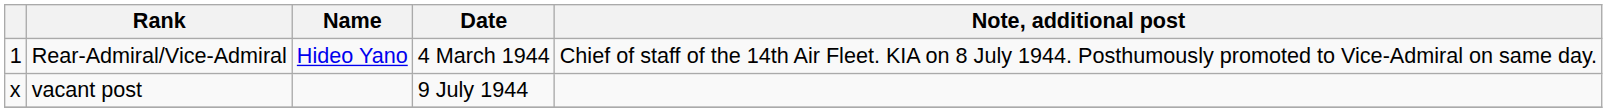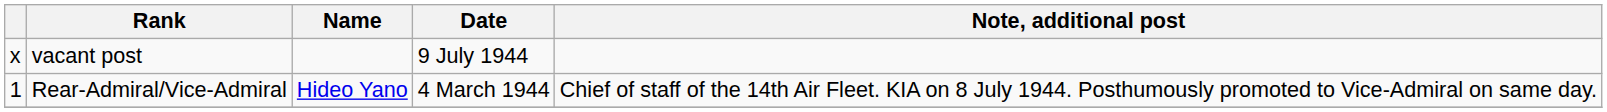rows swapped: (159, 55) <-> (87, 90)
